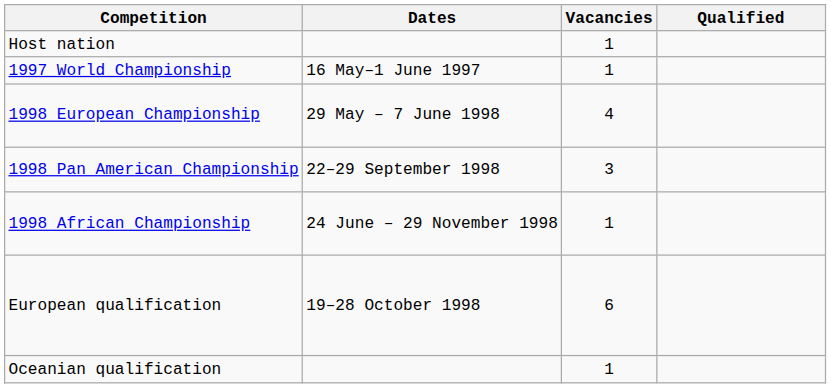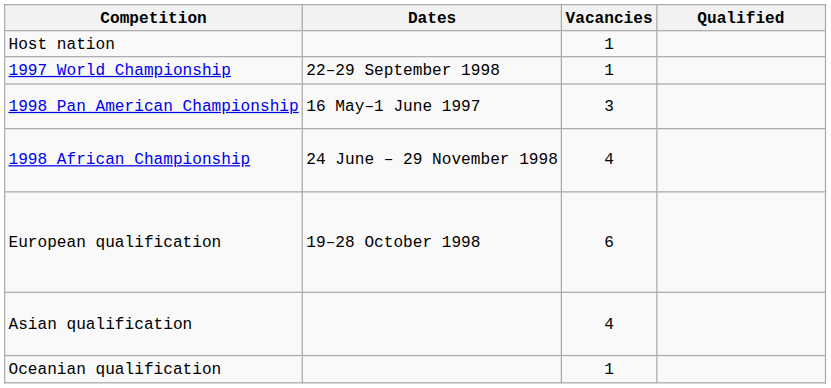(393, 70) 16 May–1 June 1997 -> (403, 70) 22–29 September 1998
- row: (134, 115)
(403, 169) 22–29 September 1998 -> (393, 106) 16 May–1 June 1997
(609, 224) 1 -> (609, 160) 4
+ row: (100, 324)
